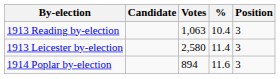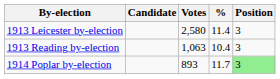rows swapped: (65, 47) <-> (63, 30)
(189, 64) 894 -> (189, 64) 893
(221, 64) 11.6 -> (221, 64) 11.7
(238, 64) no background -> (238, 64) lightgreen background
